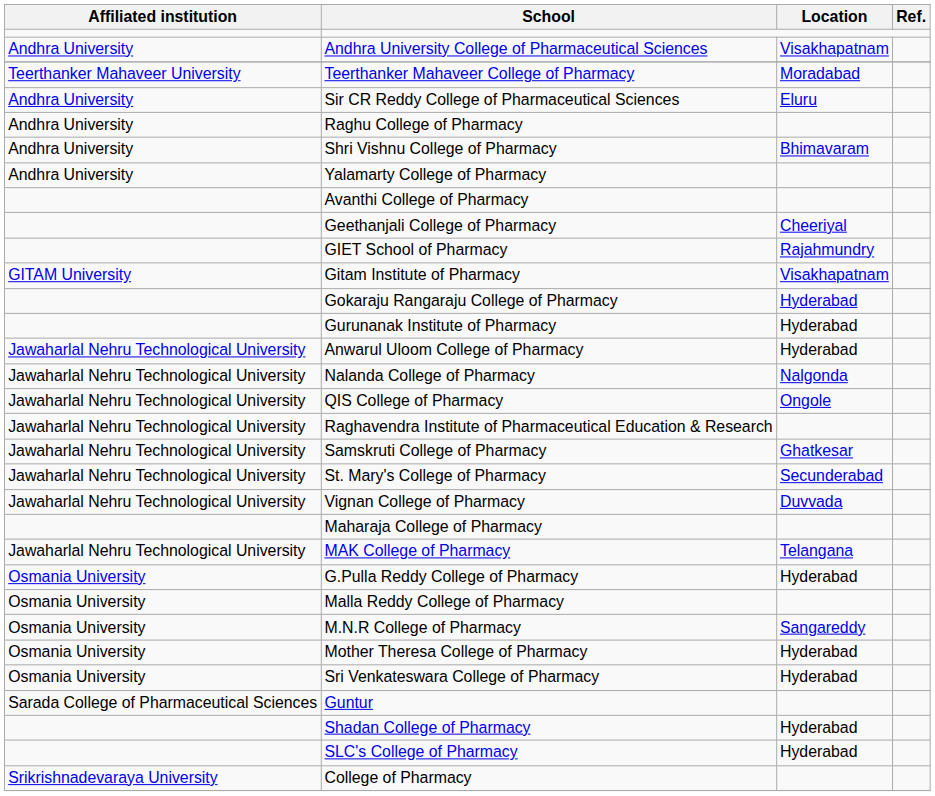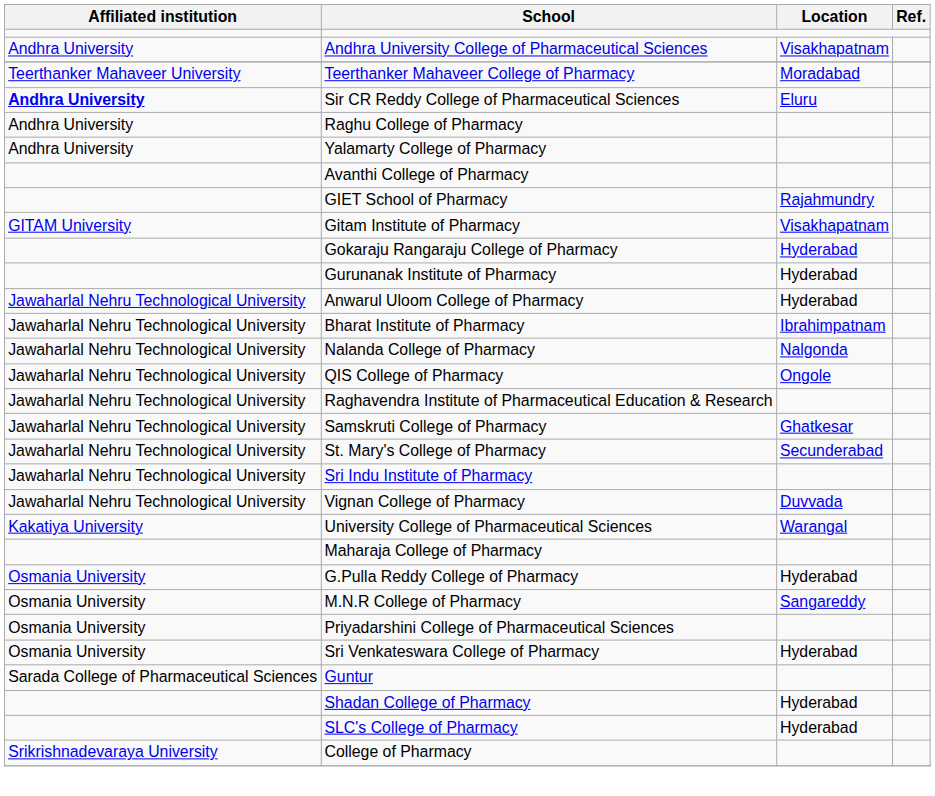(71, 99) normal -> (76, 99) bold
- row: (441, 149)
- row: (440, 225)
+ row: (424, 325)
+ row: (428, 476)
+ row: (488, 526)
- row: (417, 551)
- row: (444, 602)
- row: (456, 652)
+ row: (499, 627)
